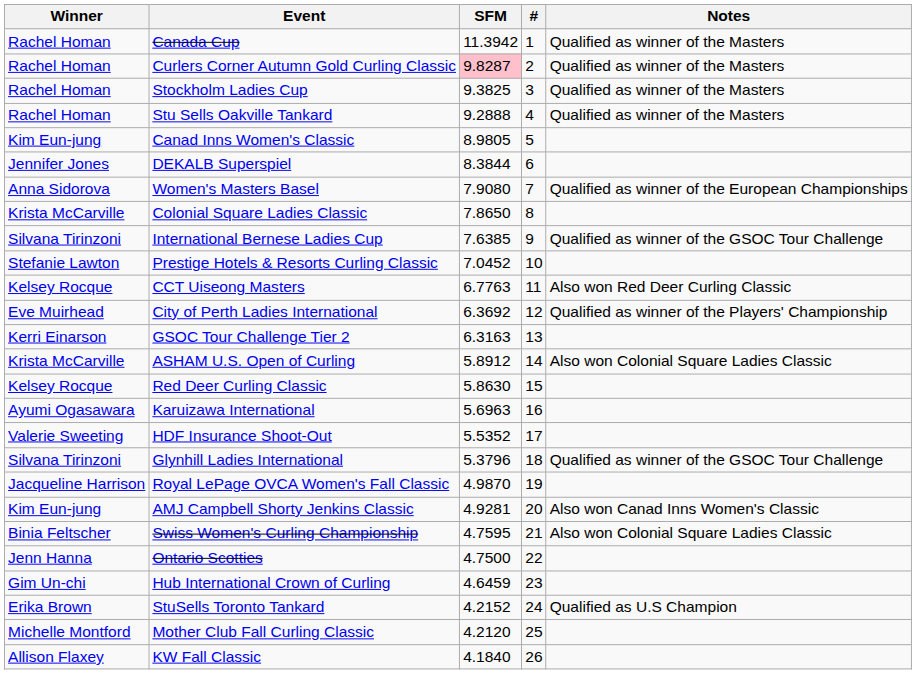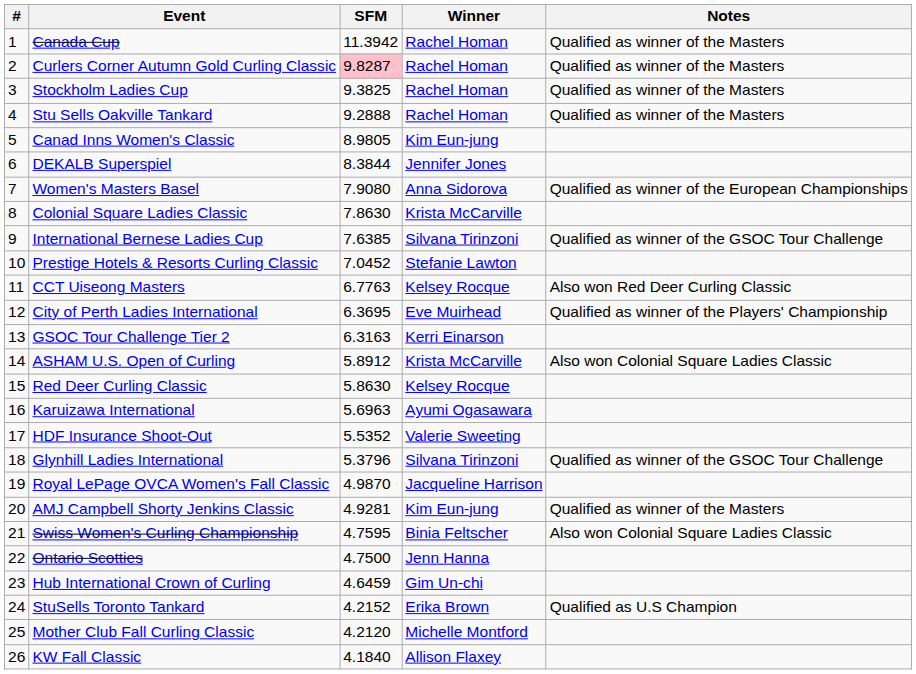columns swapped: (534, 16) <-> (77, 16)
(487, 213) 7.8650 -> (367, 213) 7.8630
(487, 312) 6.3692 -> (367, 312) 6.3695
(684, 509) Also won Canad Inns Women's Classic -> (667, 509) Qualified as winner of the Masters
